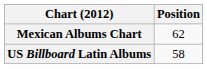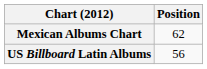(178, 53) 58 -> (178, 53) 56
